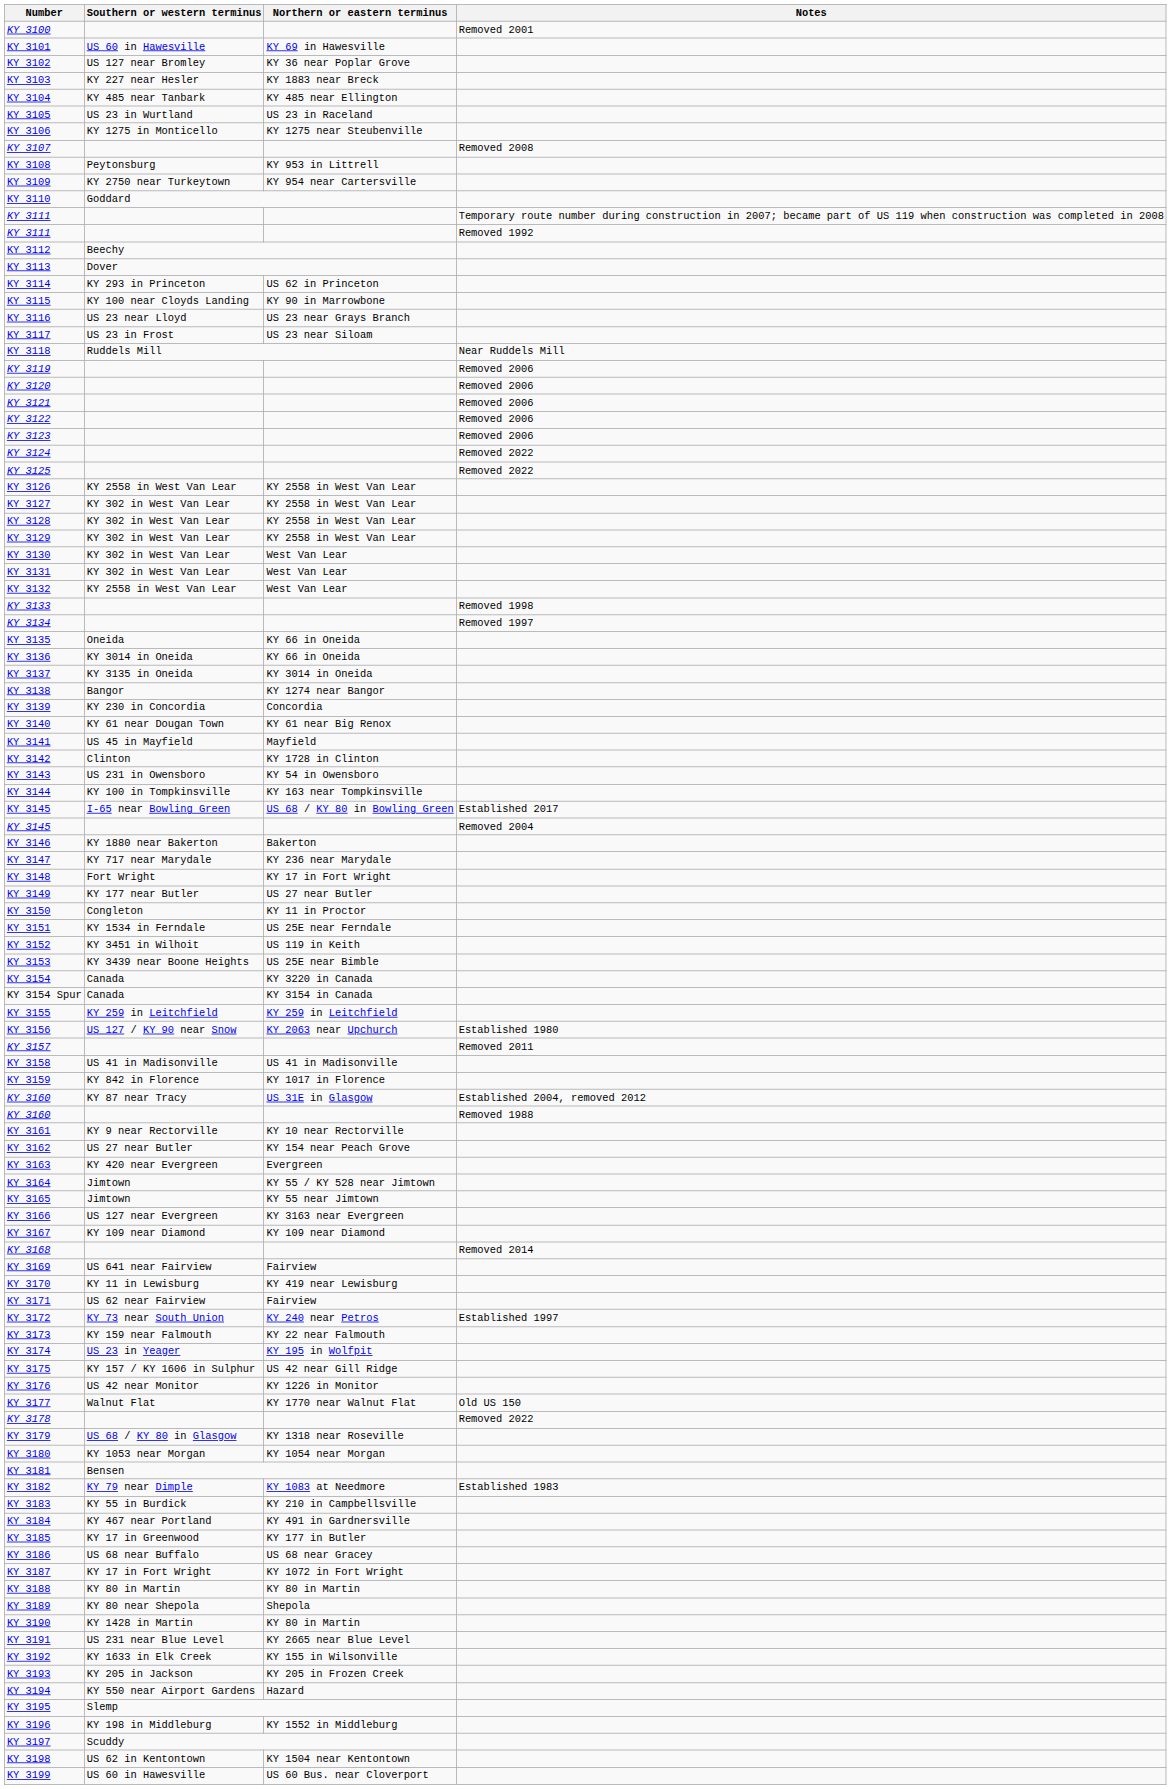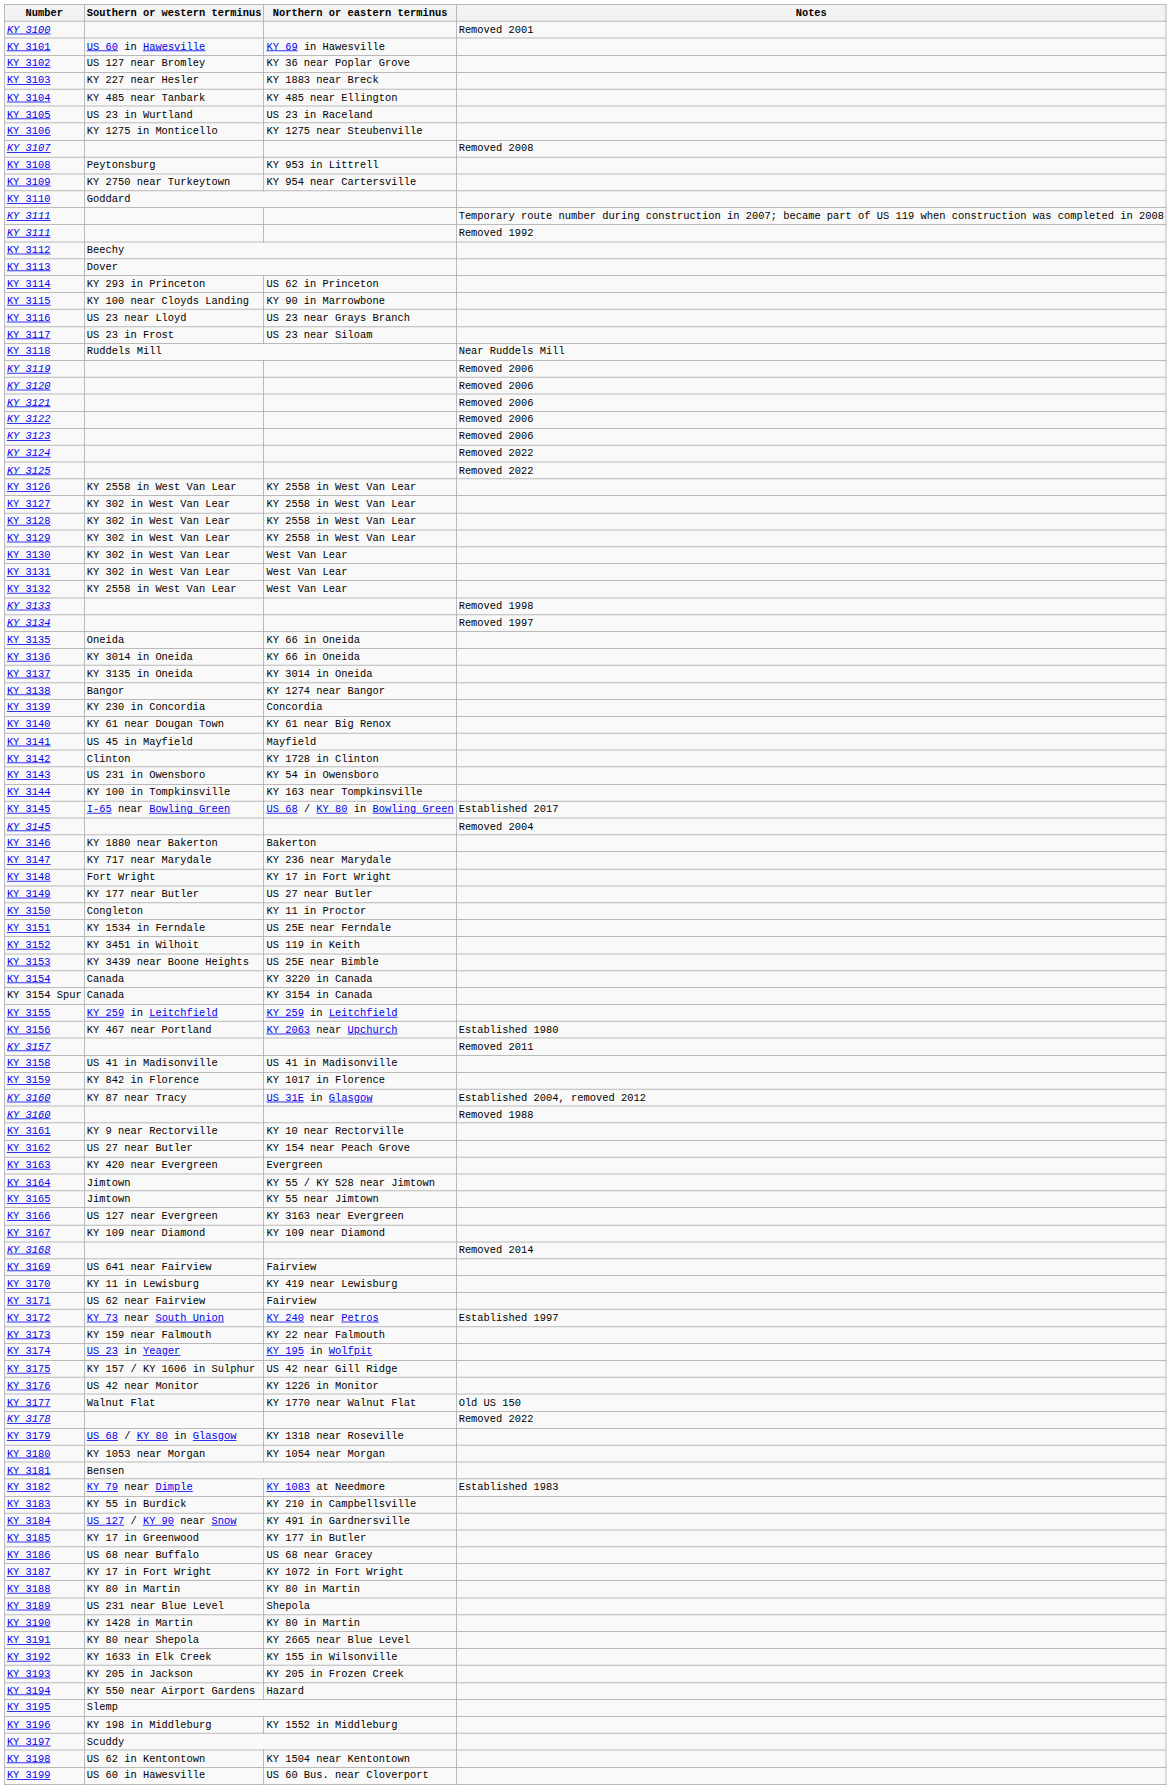(162, 1030) US 127 / KY 90 near Snow -> (149, 1030) KY 467 near Portland
(149, 1521) KY 467 near Portland -> (162, 1521) US 127 / KY 90 near Snow
(143, 1606) KY 80 near Shepola -> (155, 1606) US 231 near Blue Level
(155, 1640) US 231 near Blue Level -> (143, 1640) KY 80 near Shepola
